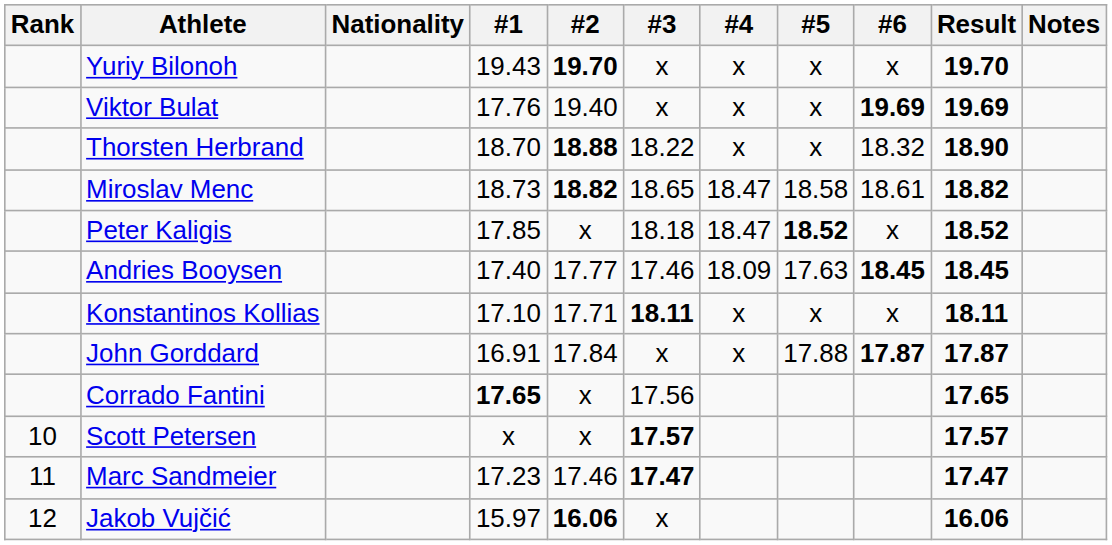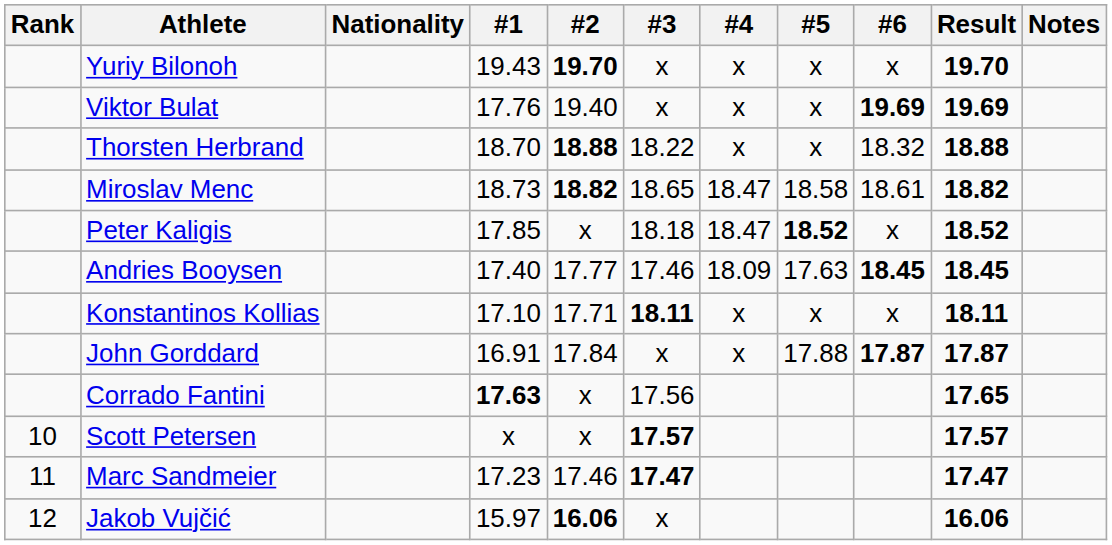(976, 148) 18.90 -> (976, 148) 18.88
(508, 395) 17.65 -> (508, 395) 17.63
